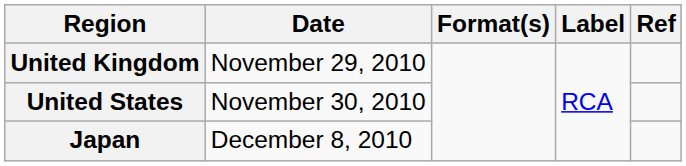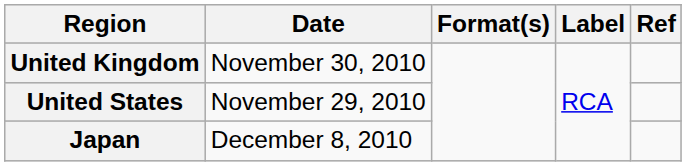(318, 62) November 29, 2010 -> (318, 62) November 30, 2010
(318, 101) November 30, 2010 -> (318, 101) November 29, 2010
